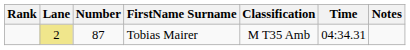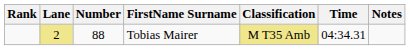(98, 34) 87 -> (98, 34) 88
(279, 34) no background -> (279, 34) khaki background
